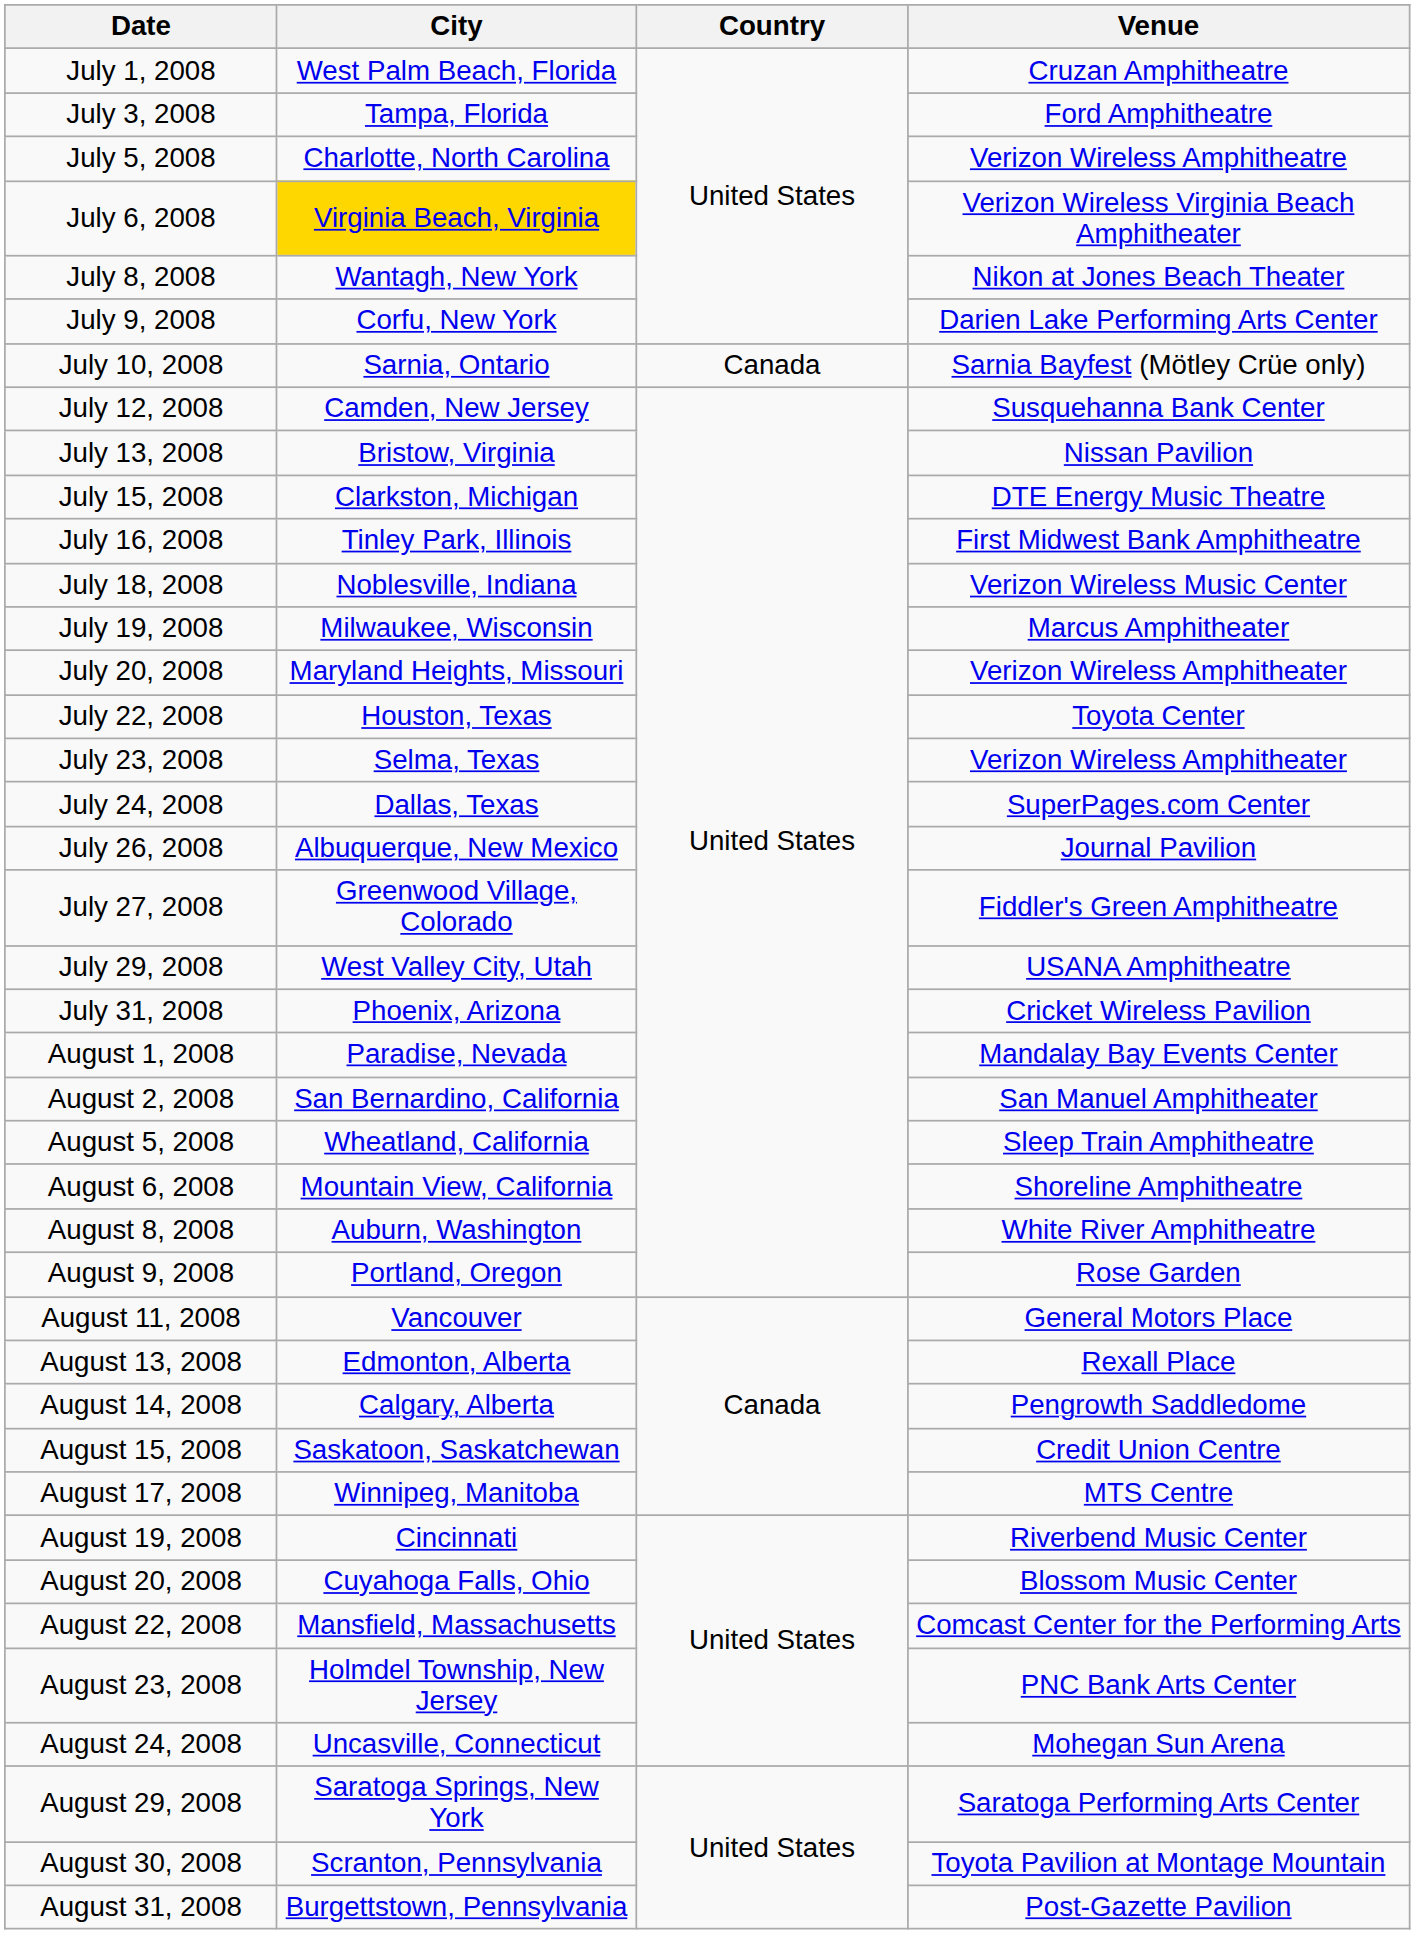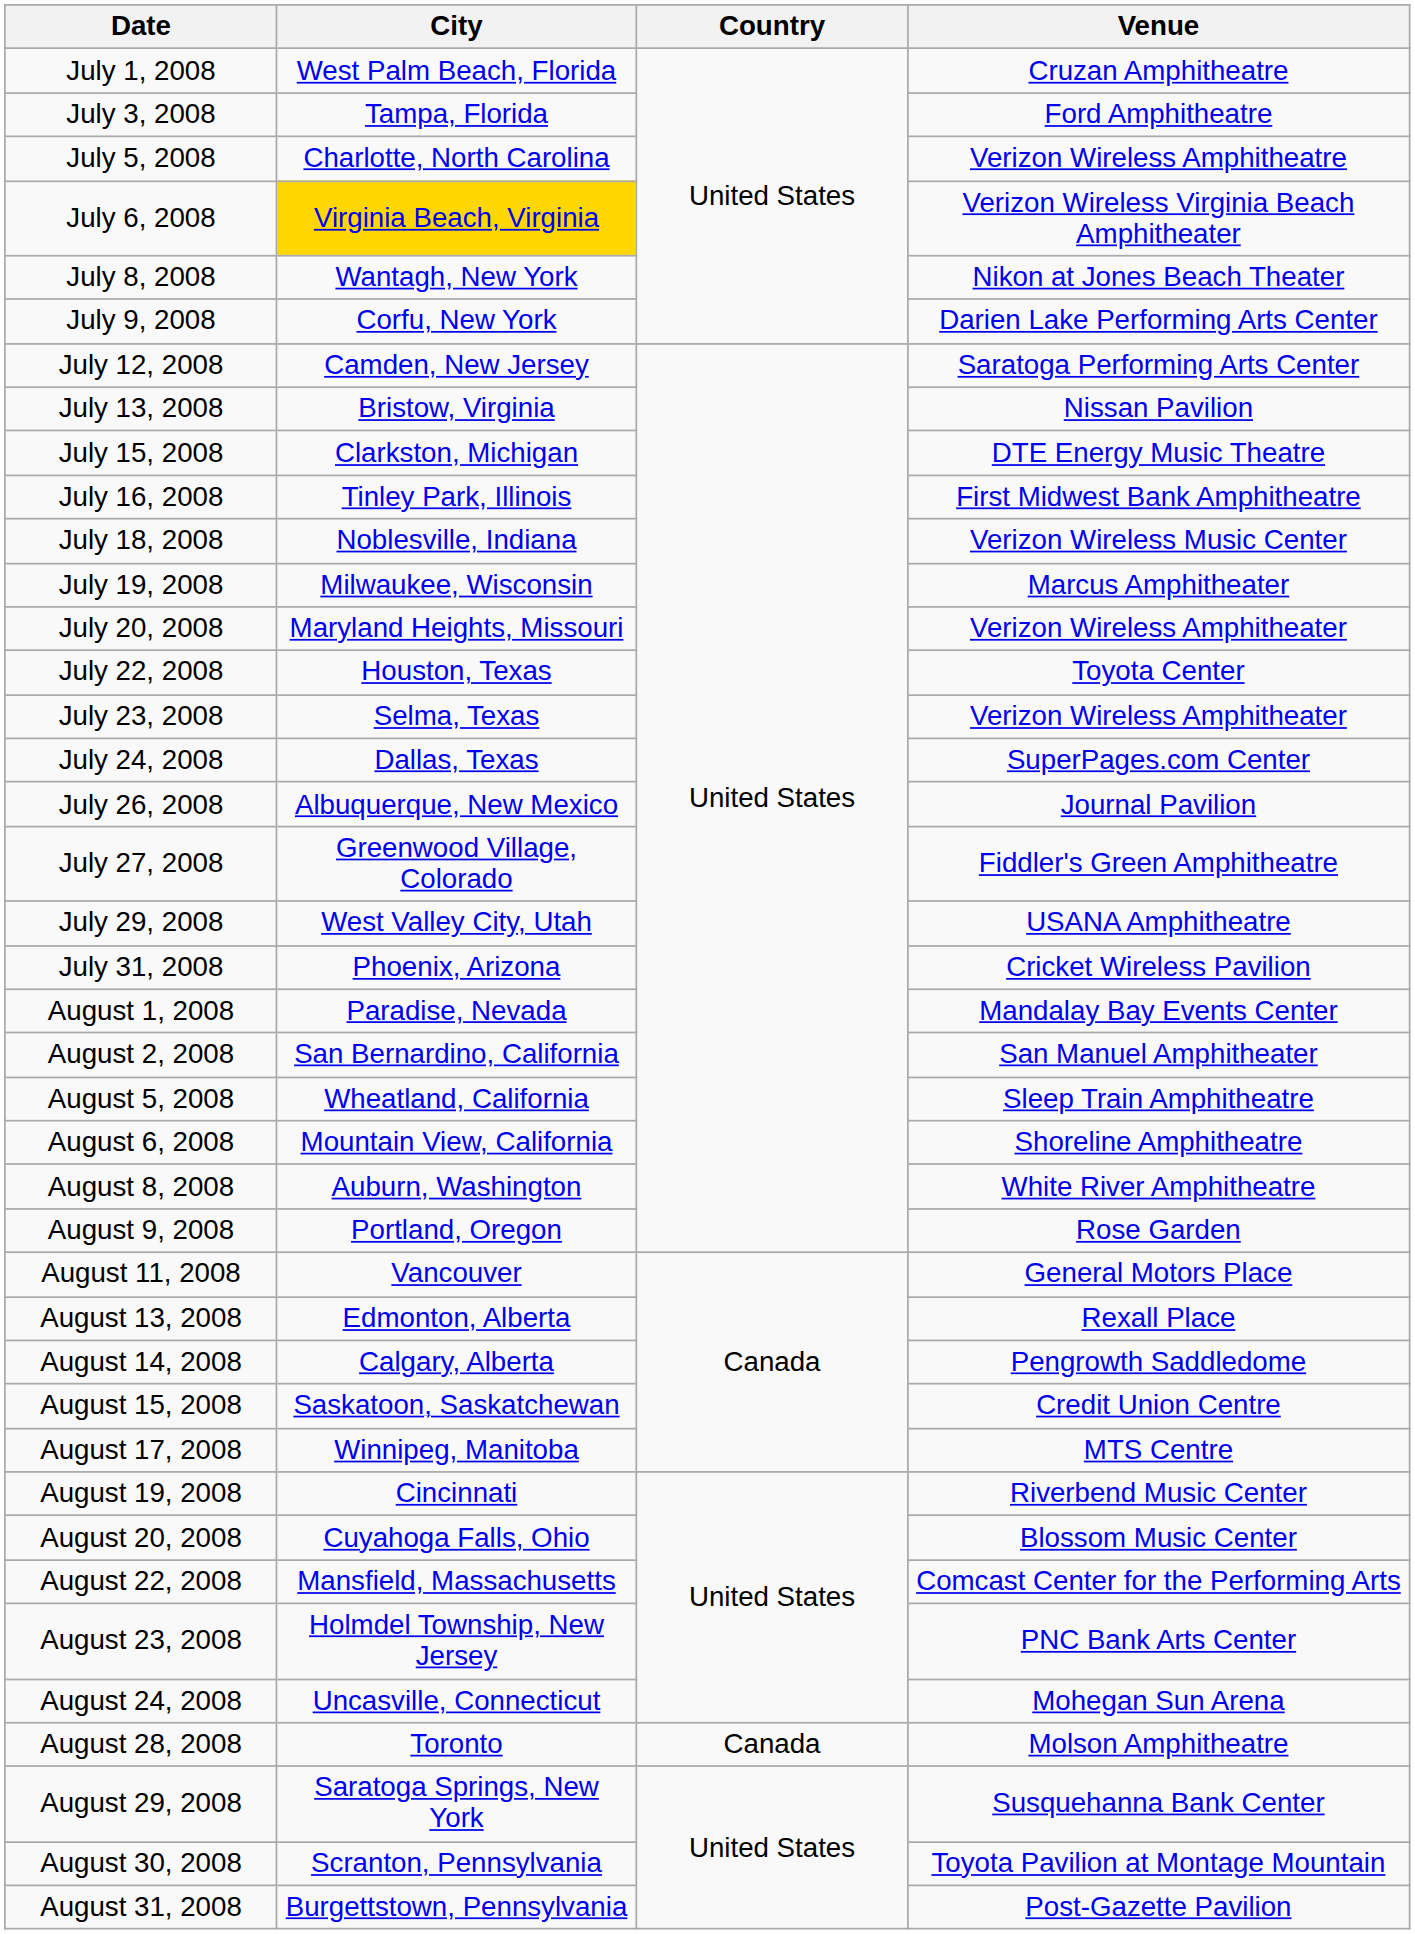- row: (141, 364)
(1158, 408) Susquehanna Bank Center -> (1158, 364) Saratoga Performing Arts Center
+ row: (141, 1744)
(1158, 1803) Saratoga Performing Arts Center -> (1158, 1803) Susquehanna Bank Center
